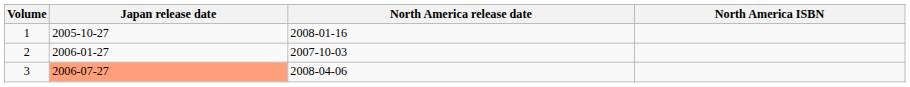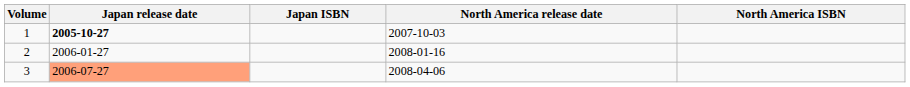+ column: (318, 14)
(81, 33) normal -> (81, 33) bold
(319, 33) 2008-01-16 -> (417, 33) 2007-10-03
(319, 52) 2007-10-03 -> (417, 52) 2008-01-16
